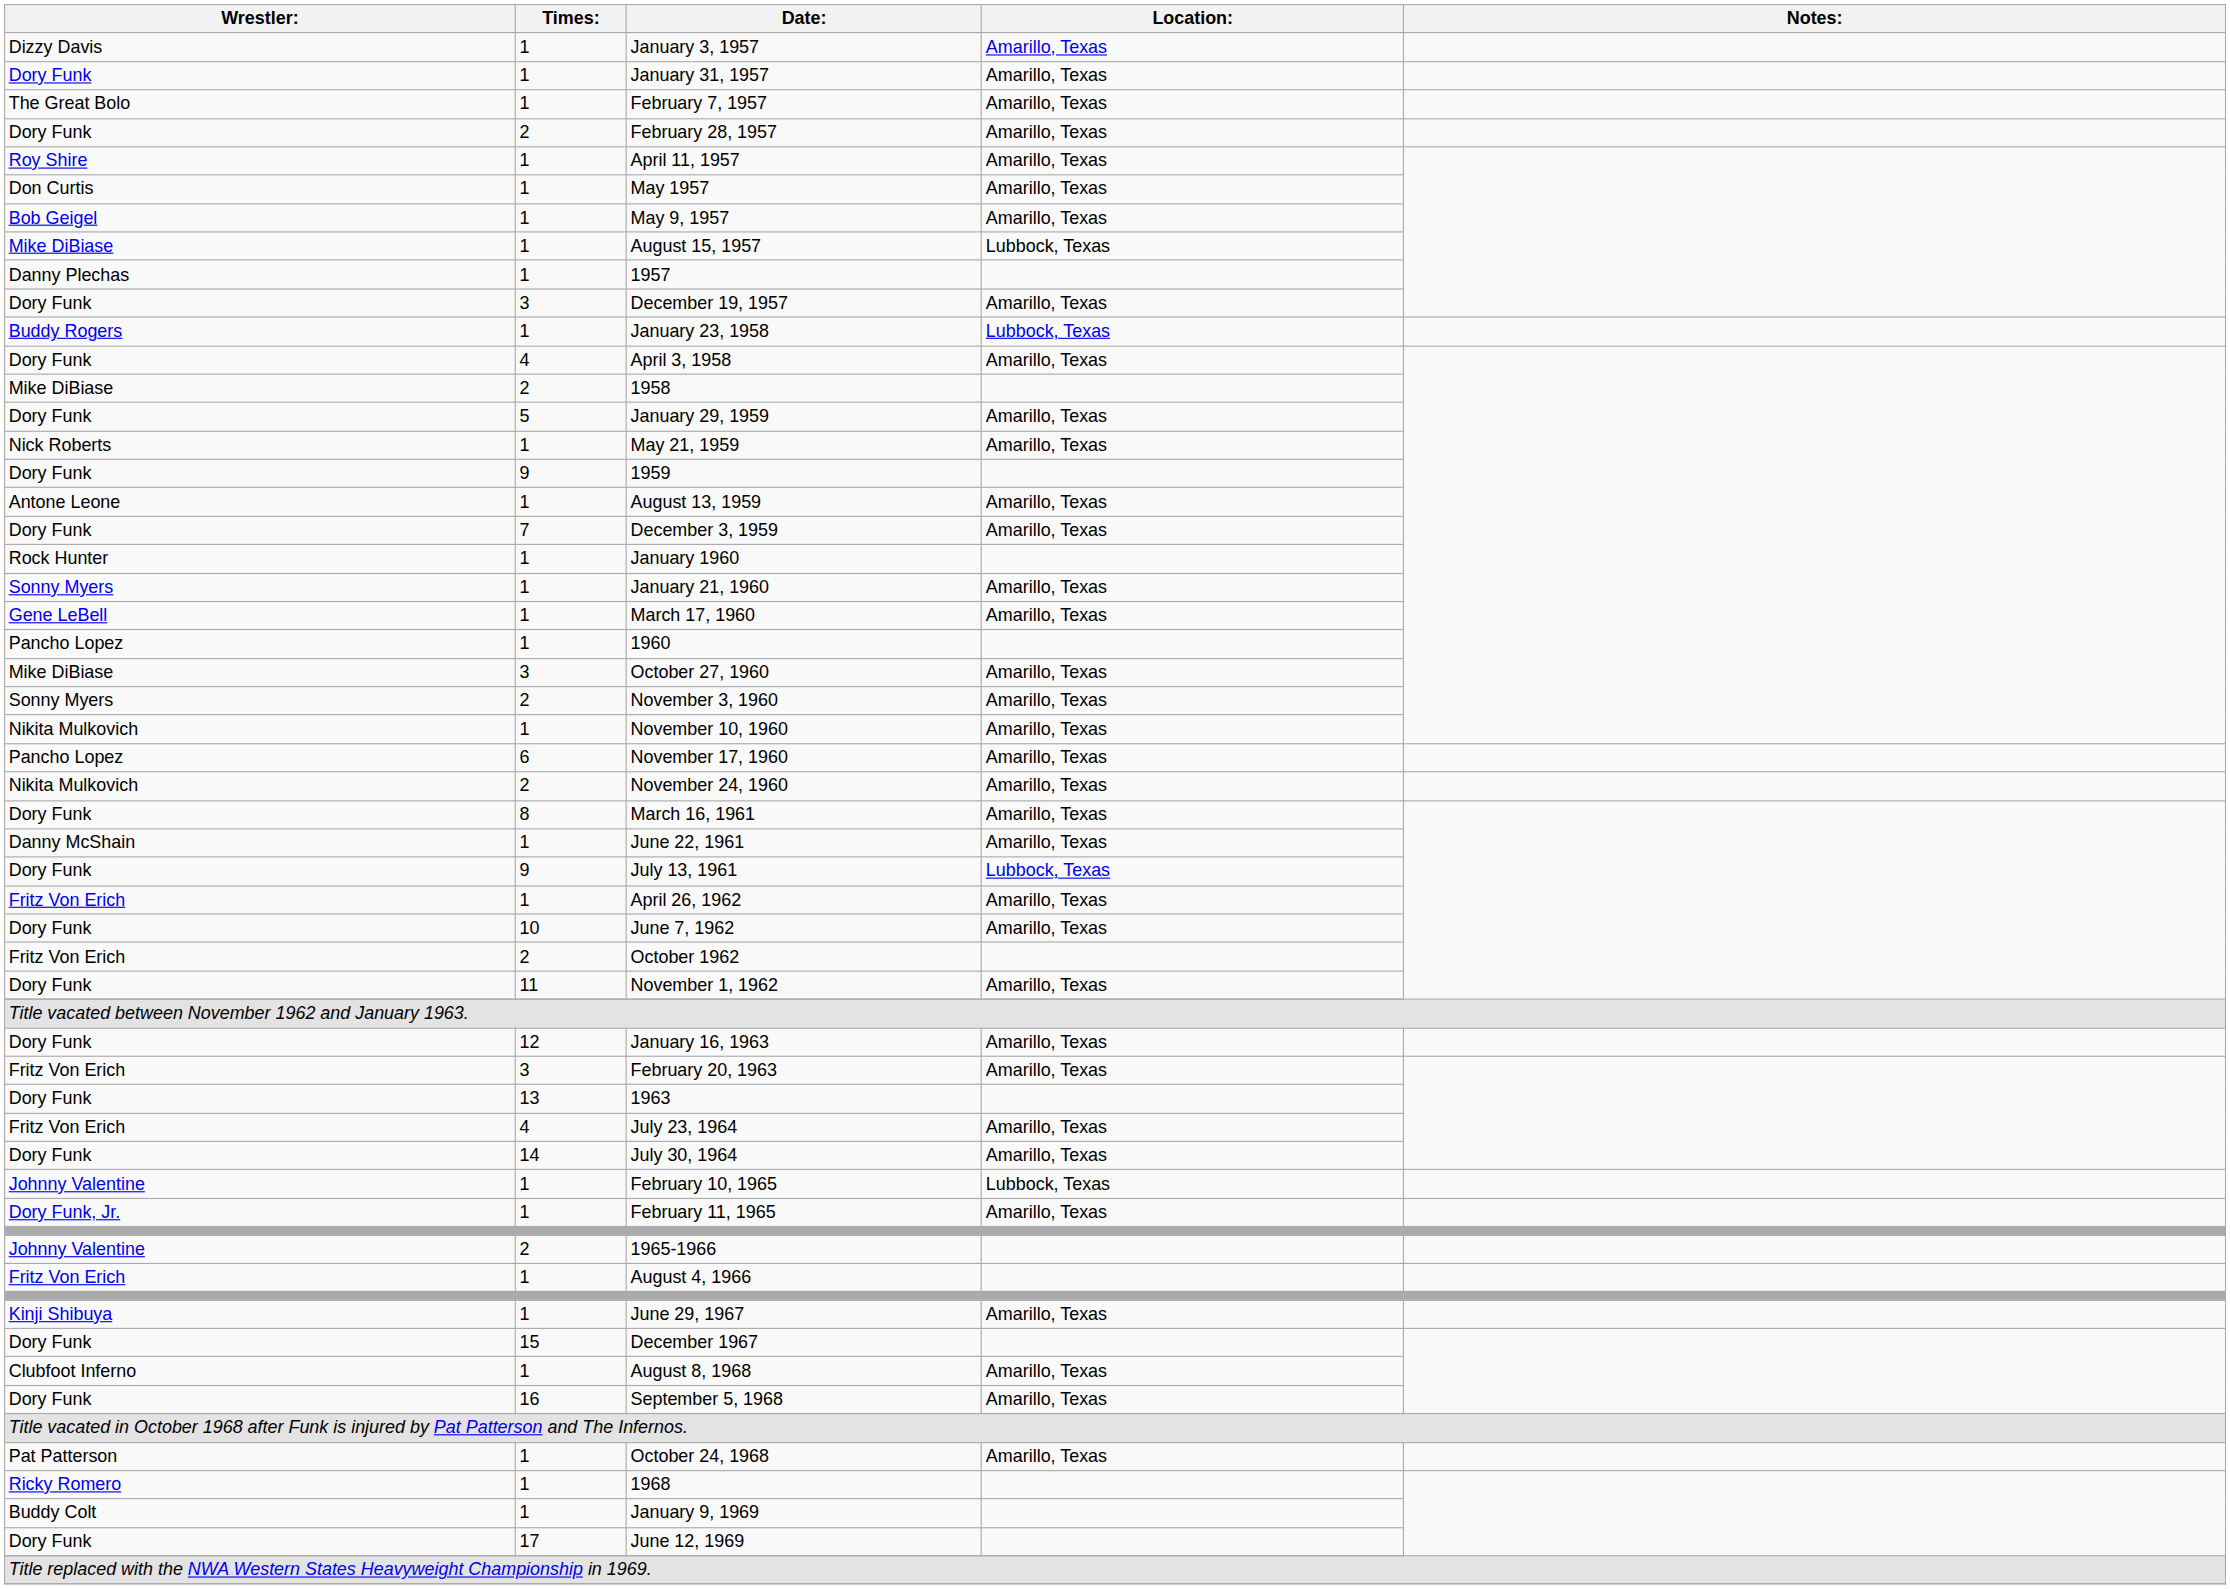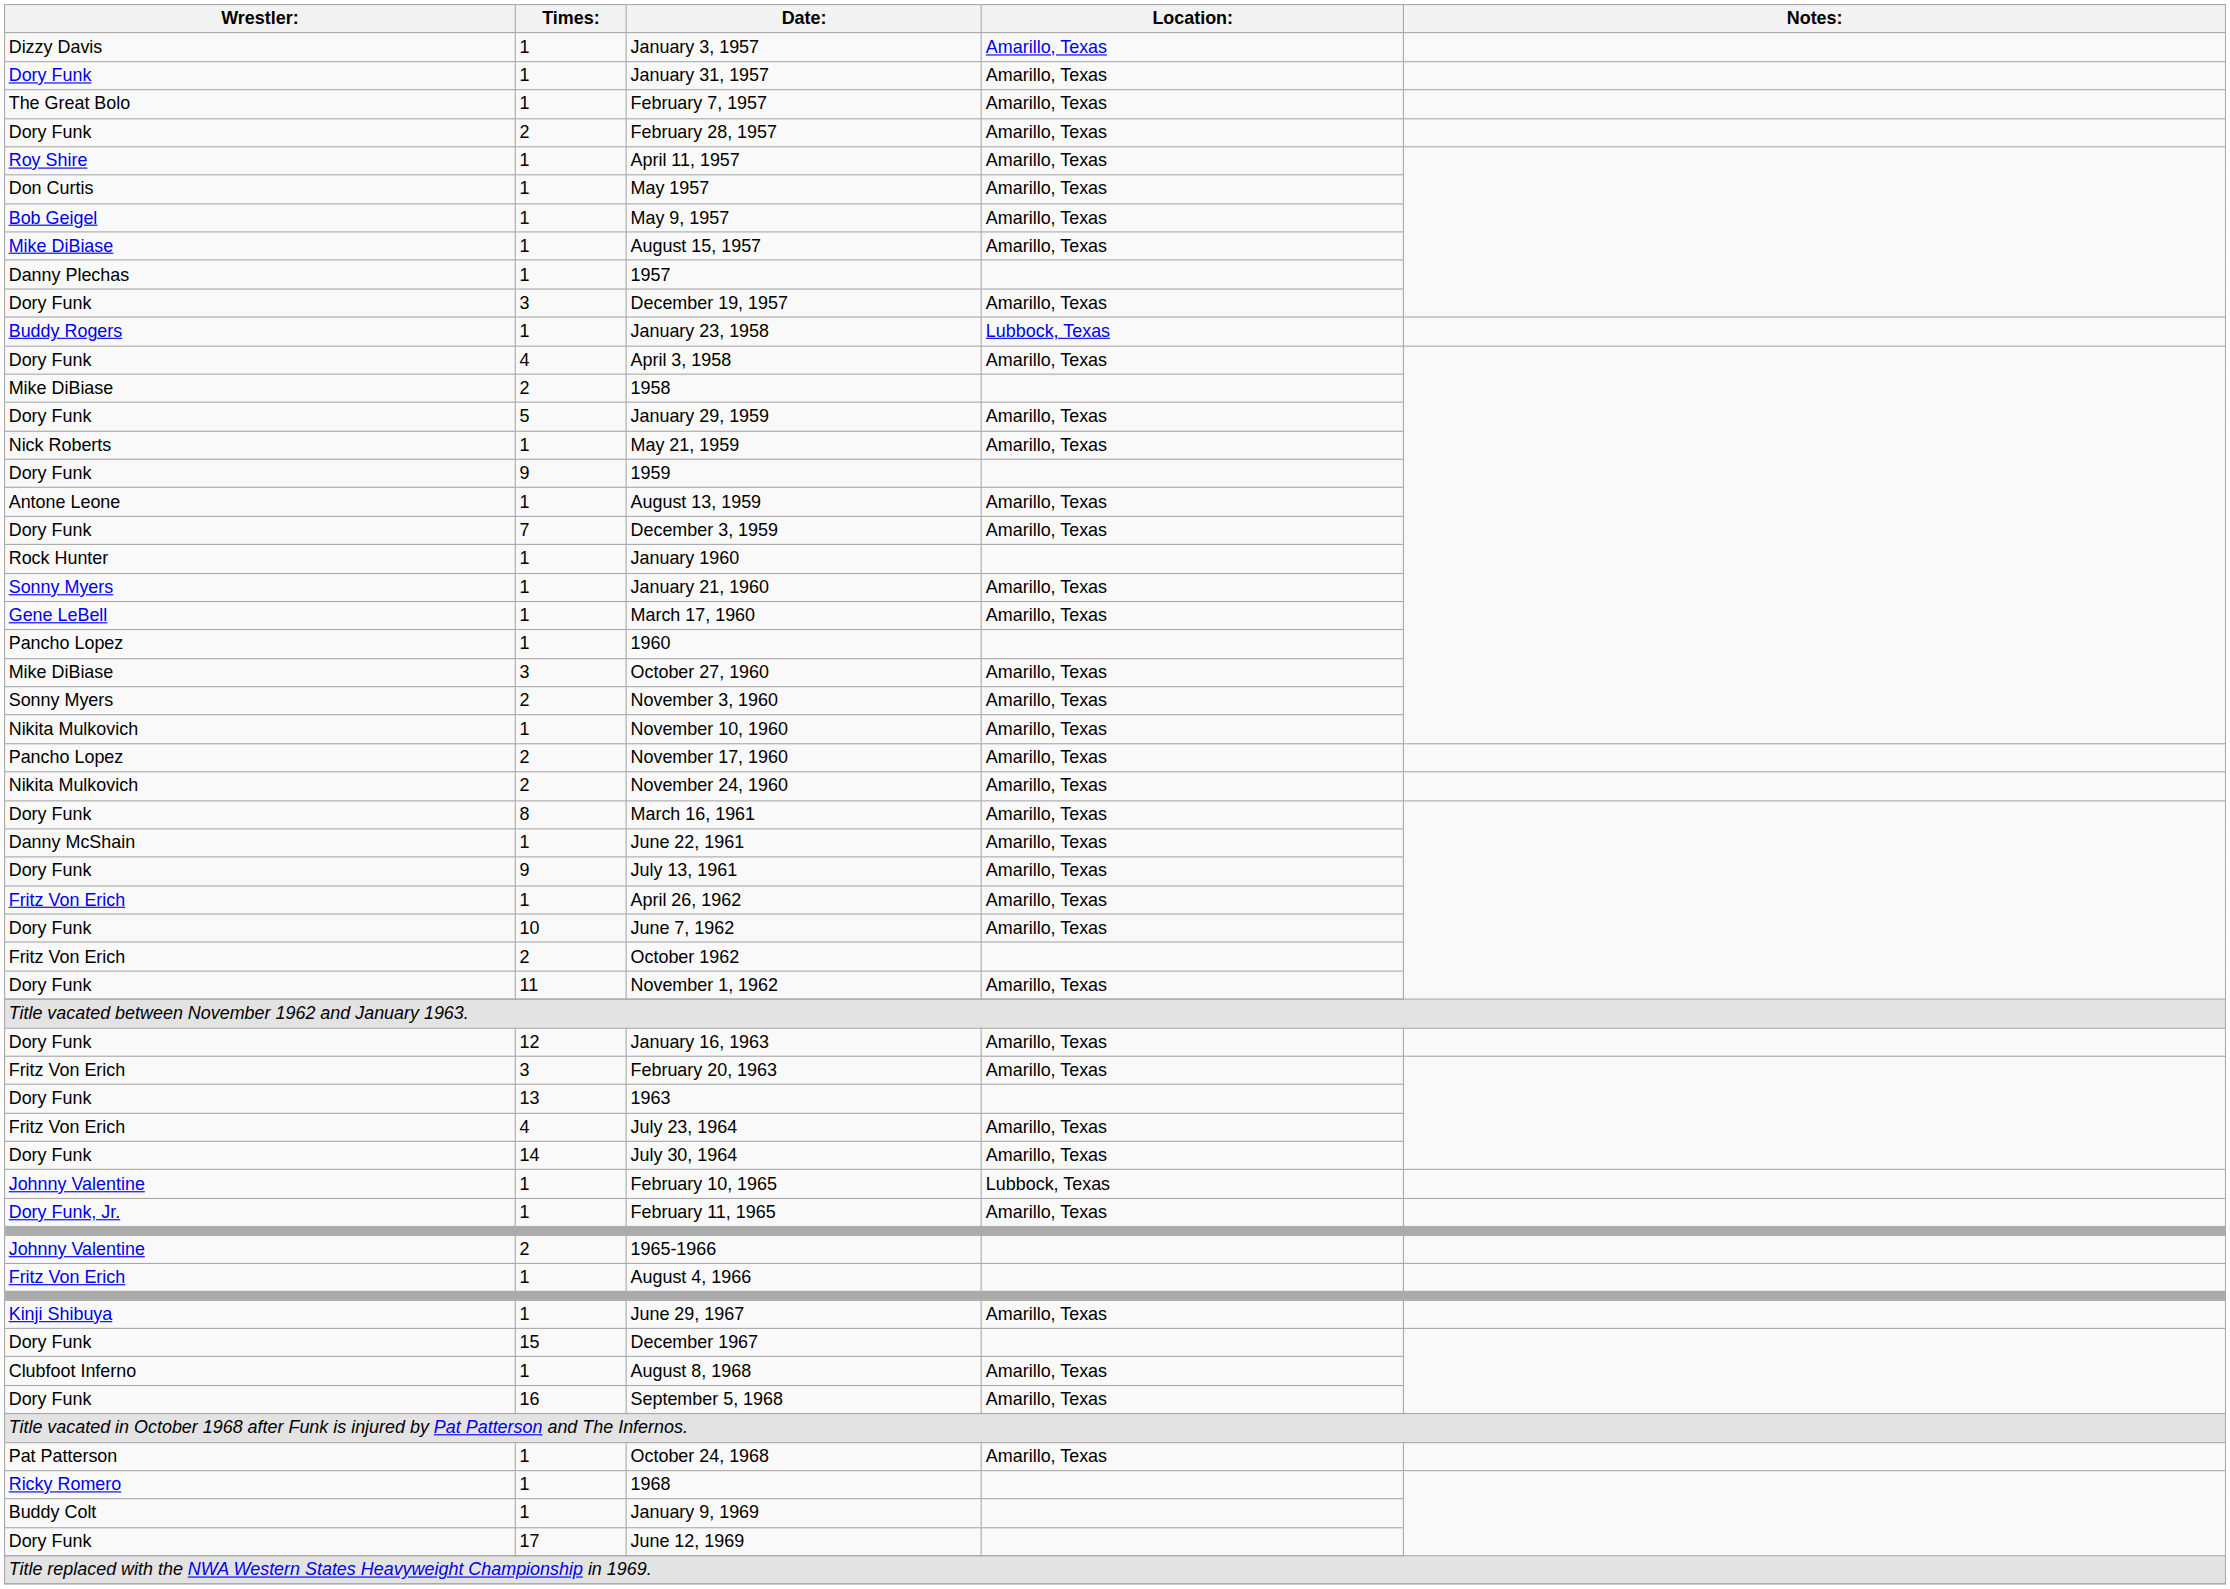(1048, 246) Lubbock, Texas -> (1046, 246) Amarillo, Texas
(524, 757) 6 -> (524, 757) 2
(1048, 871) Lubbock, Texas -> (1046, 871) Amarillo, Texas
